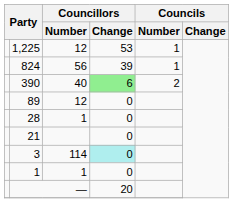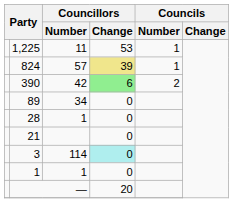(81, 48) 12 -> (81, 48) 11
(81, 66) 56 -> (81, 66) 57
(127, 66) no background -> (127, 66) khaki background
(81, 84) 40 -> (81, 84) 42
(81, 101) 12 -> (81, 101) 34
